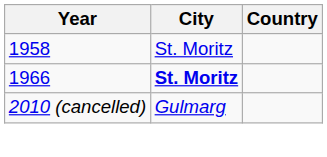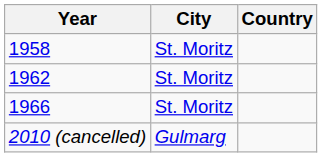+ row: (30, 78)
(196, 78) bold -> (194, 107) normal
